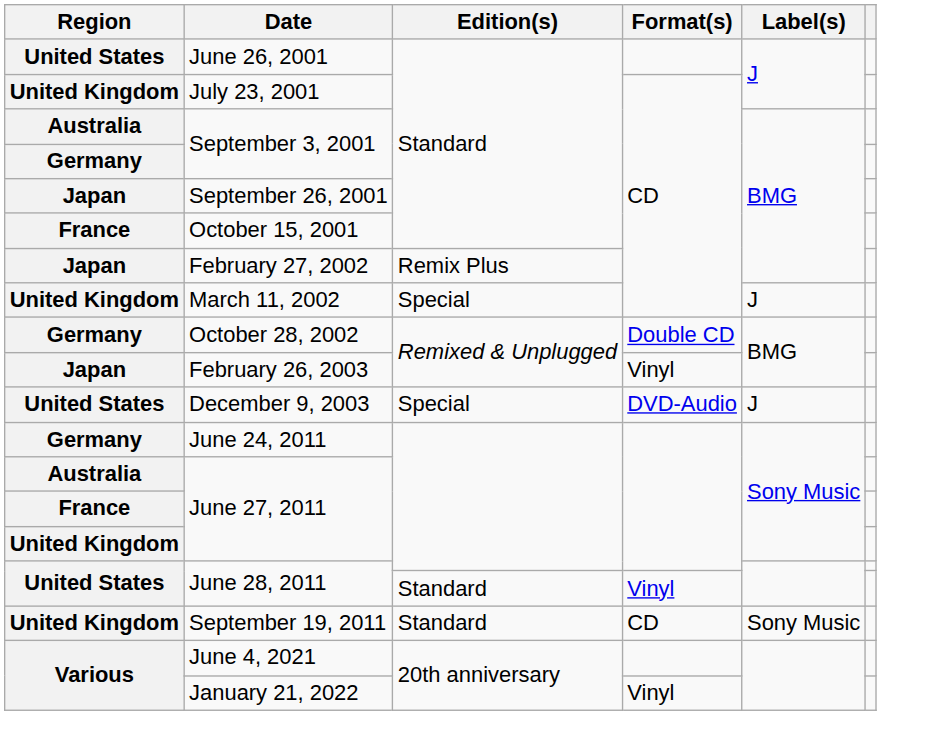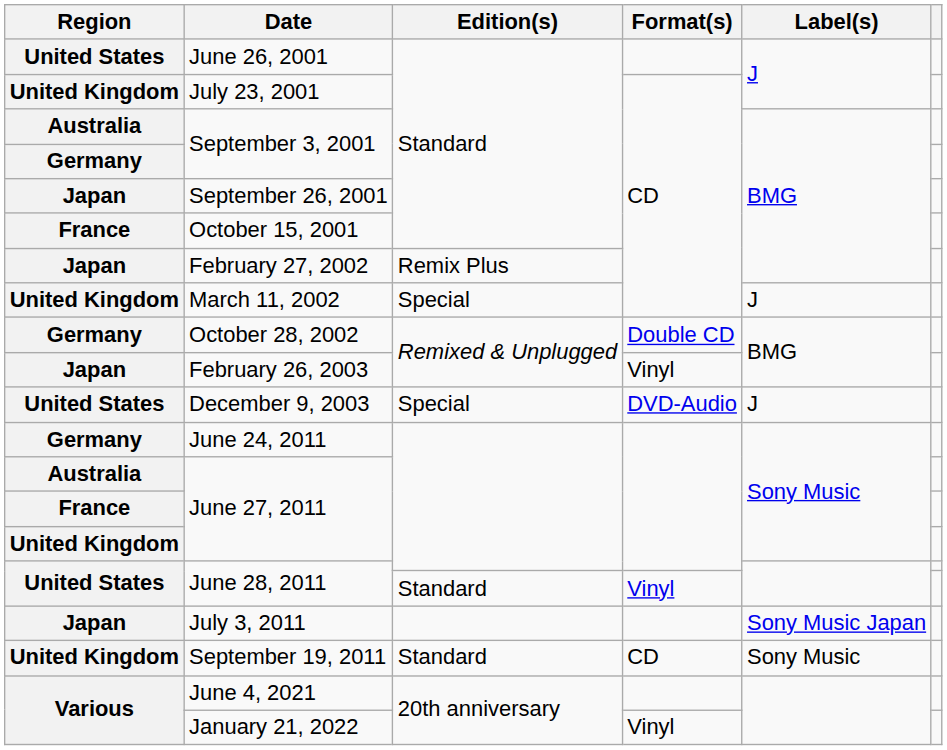+ row: (94, 622)
